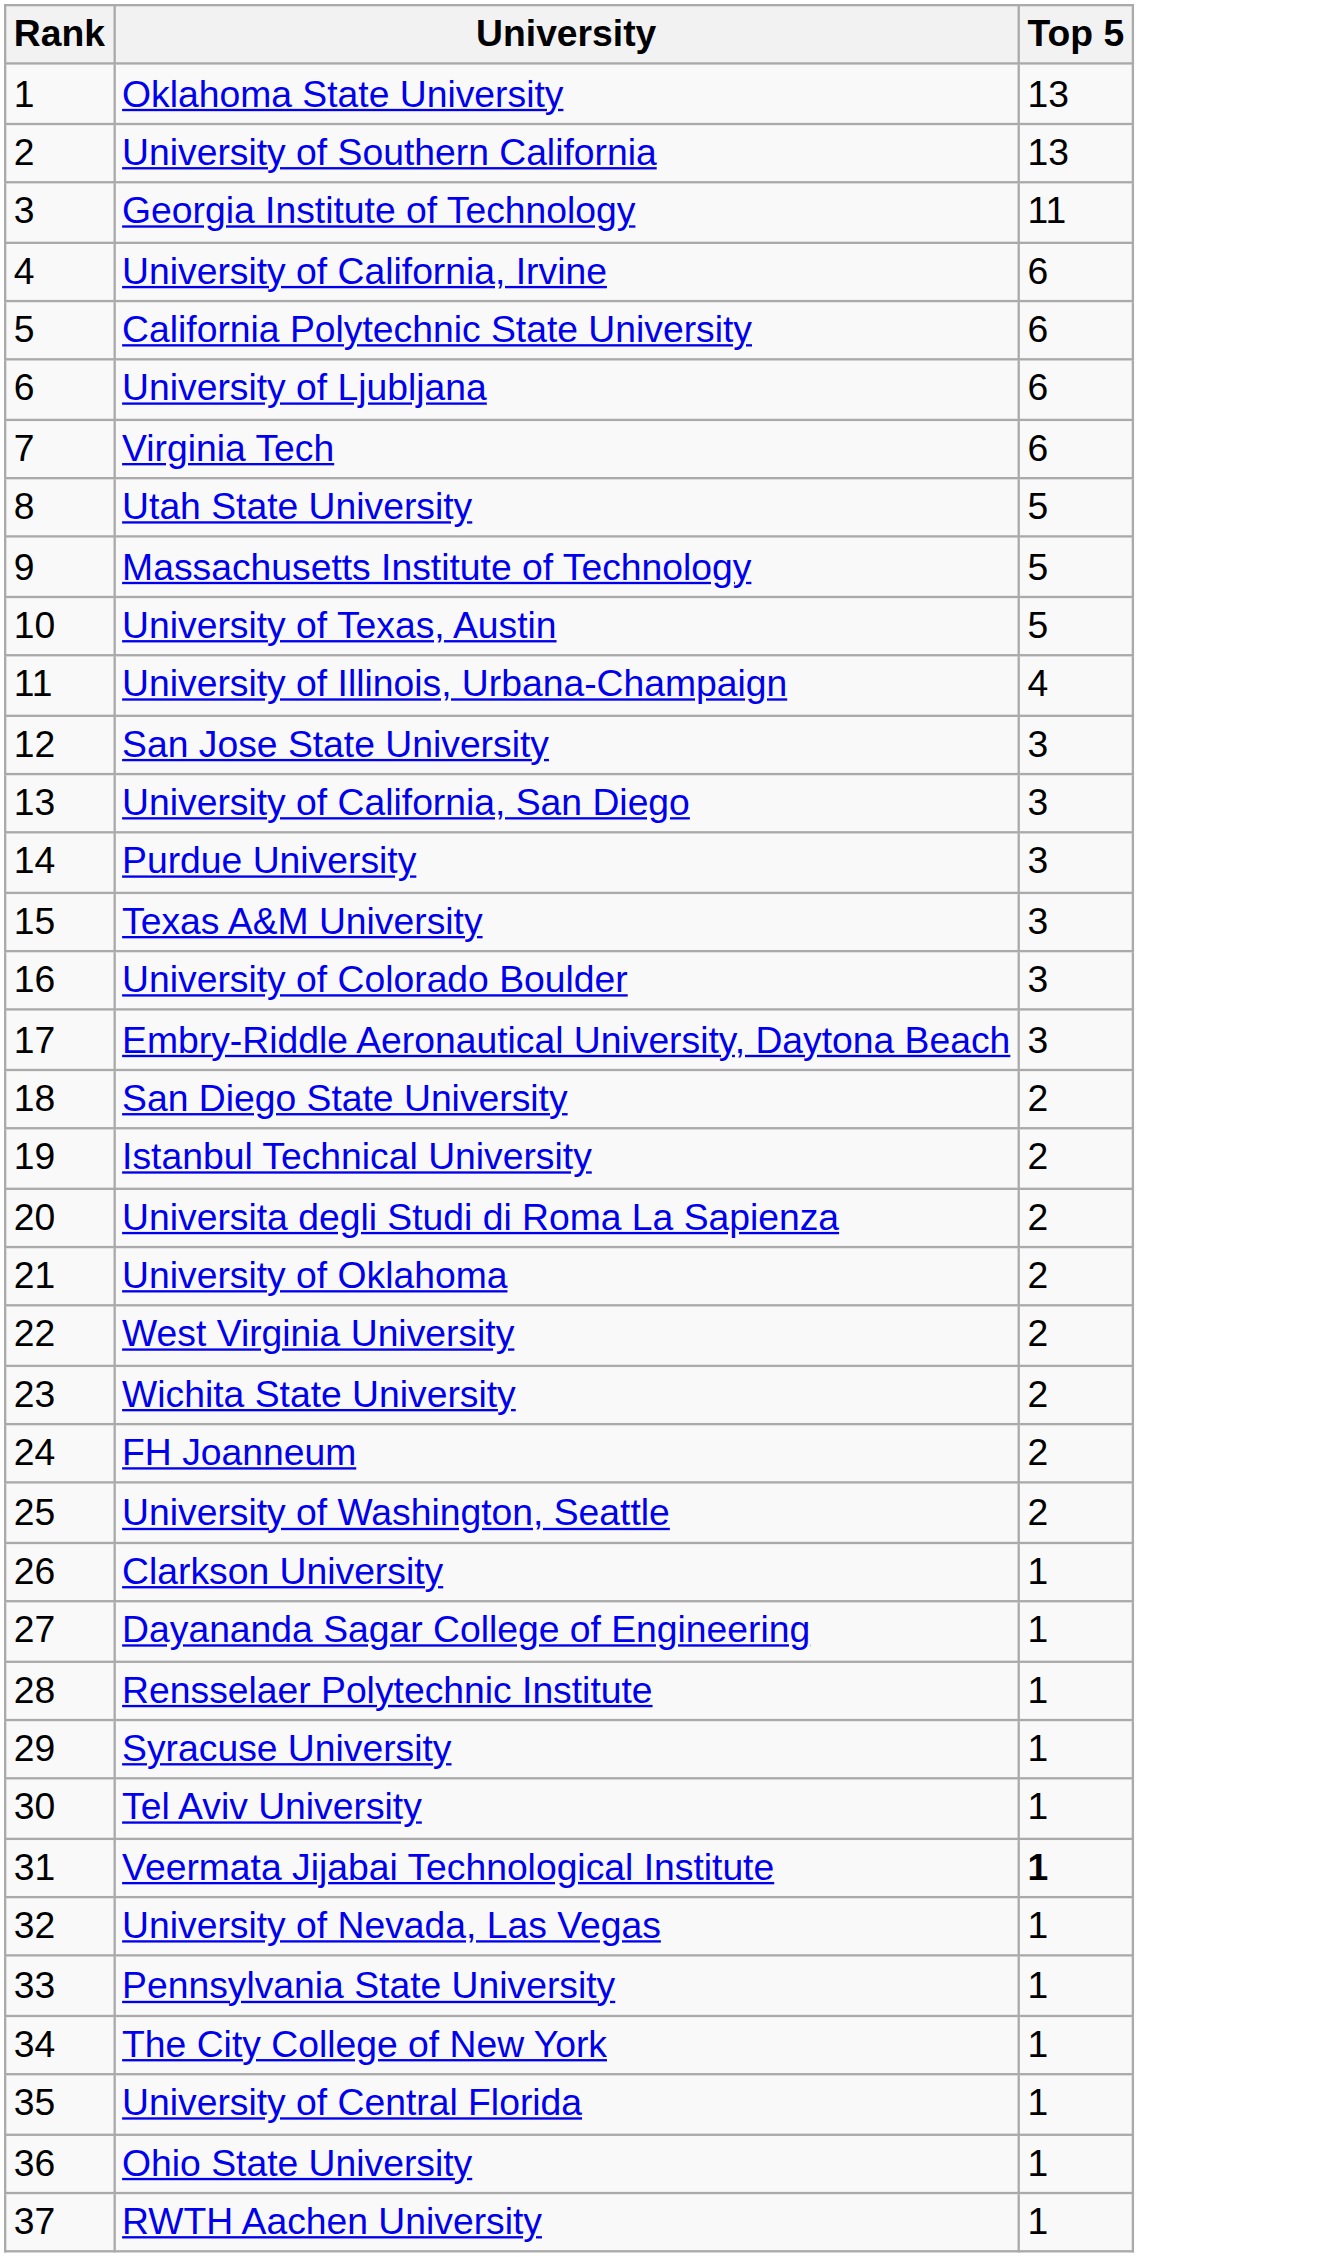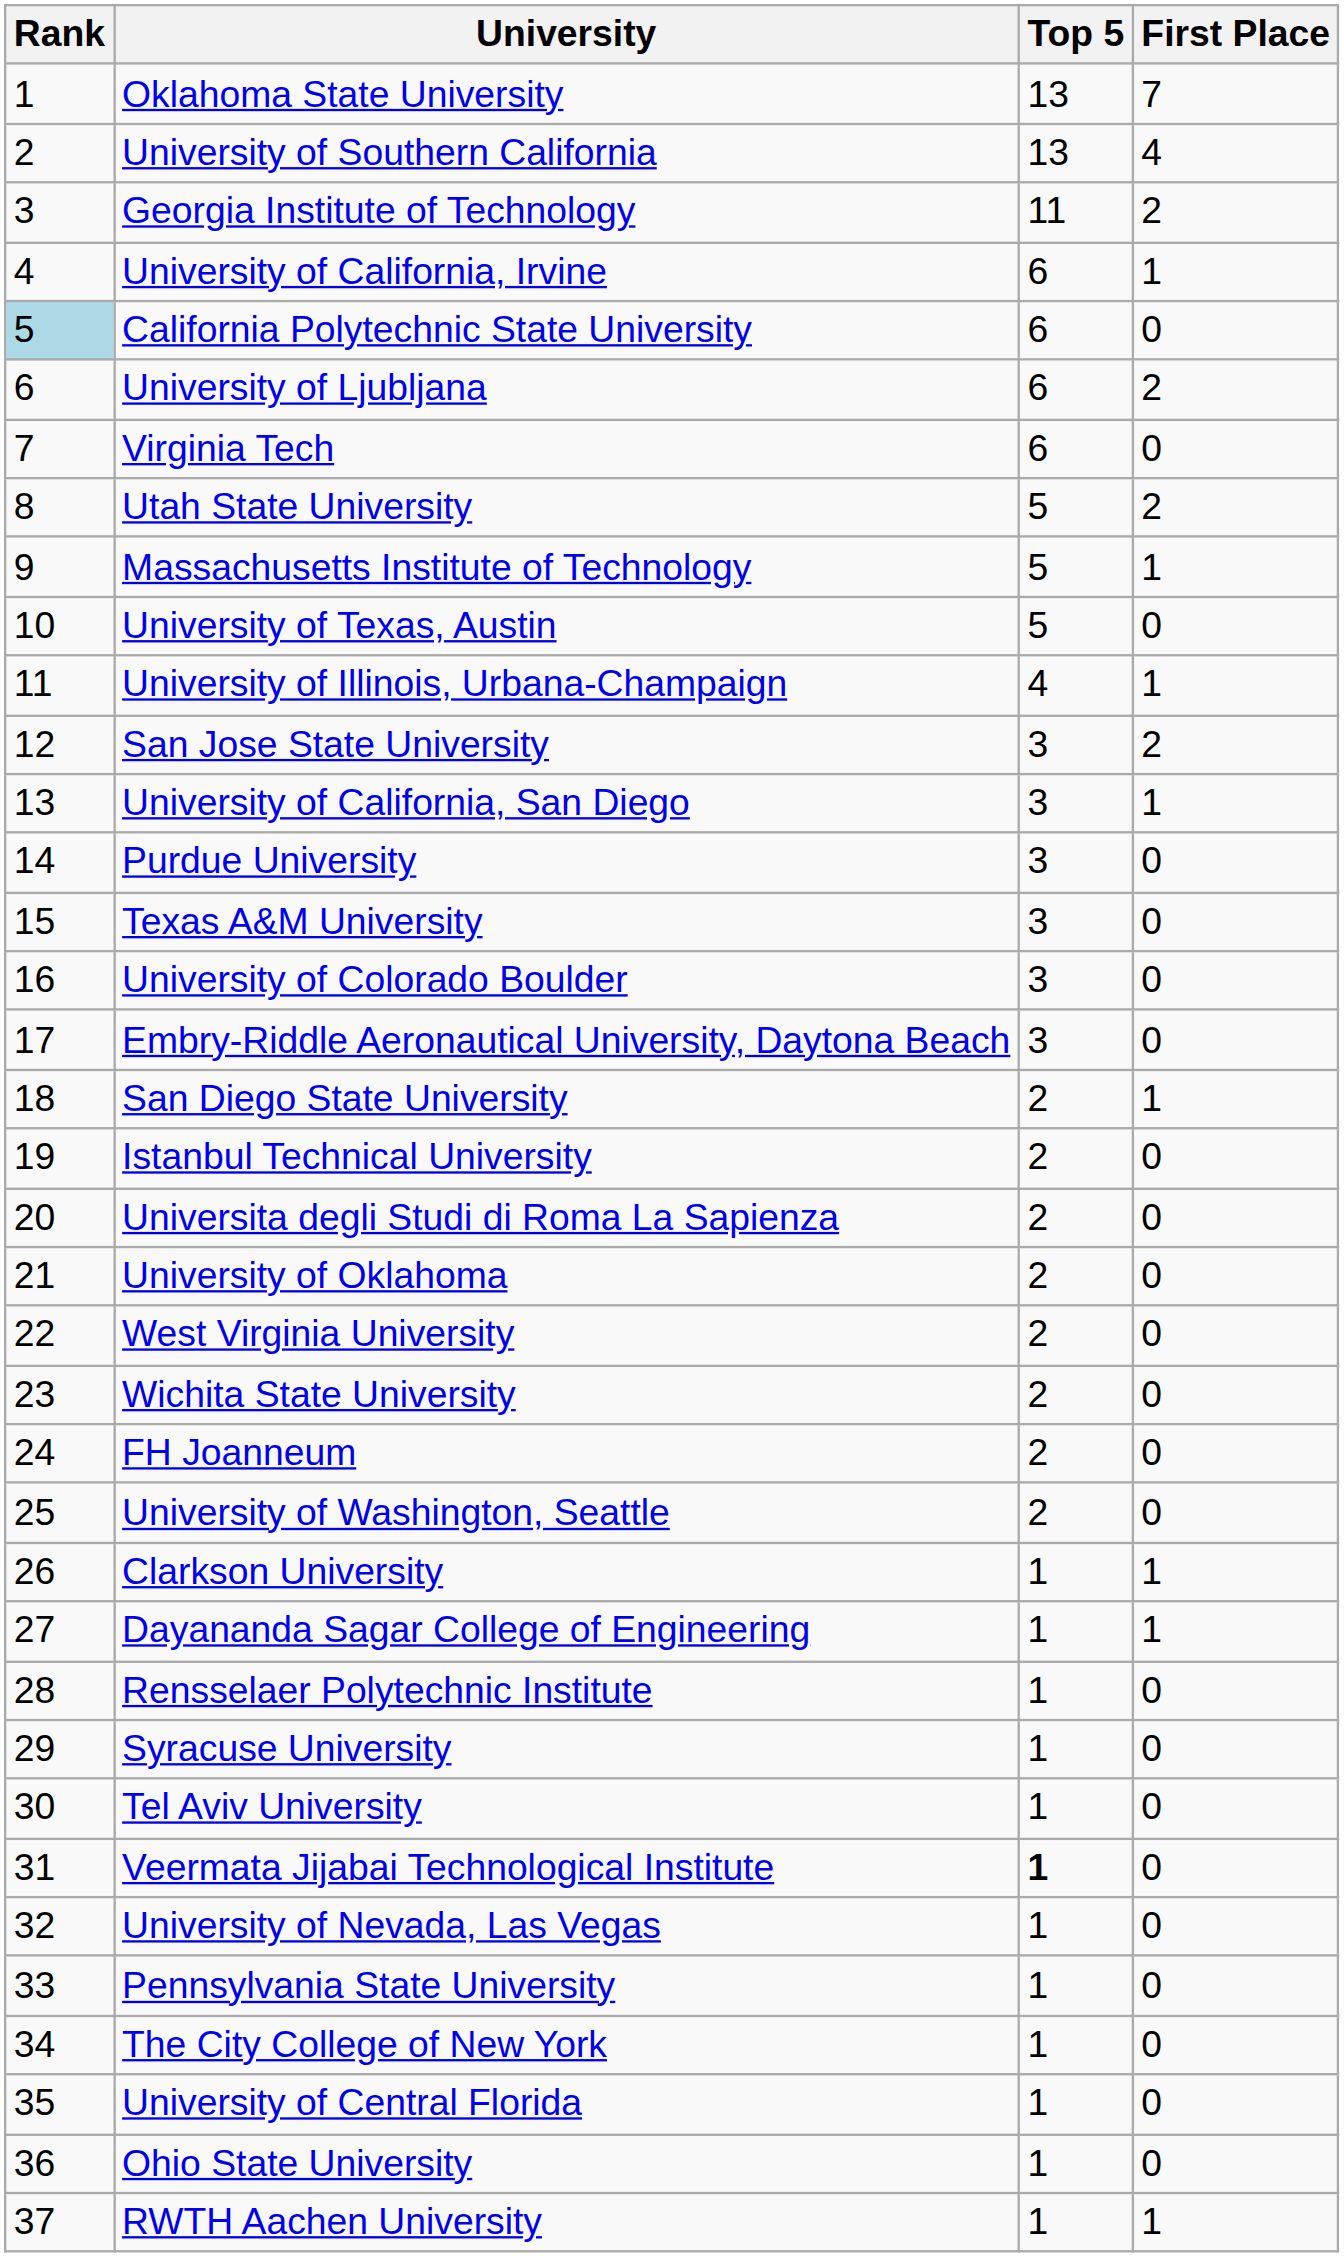+ column: (1236, 34)
(24, 329) no background -> (24, 329) lightblue background
